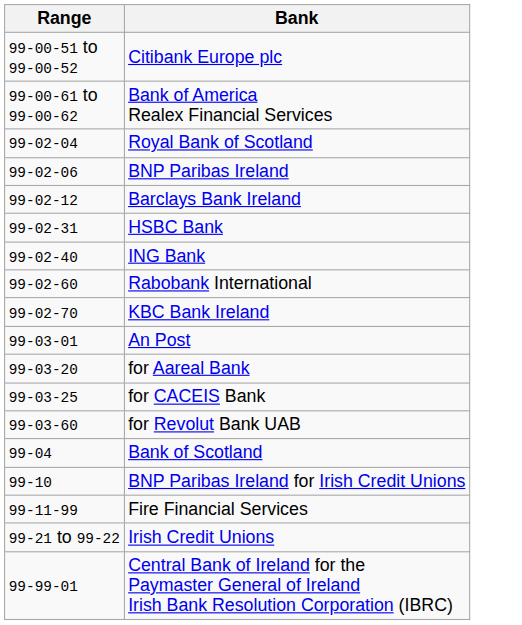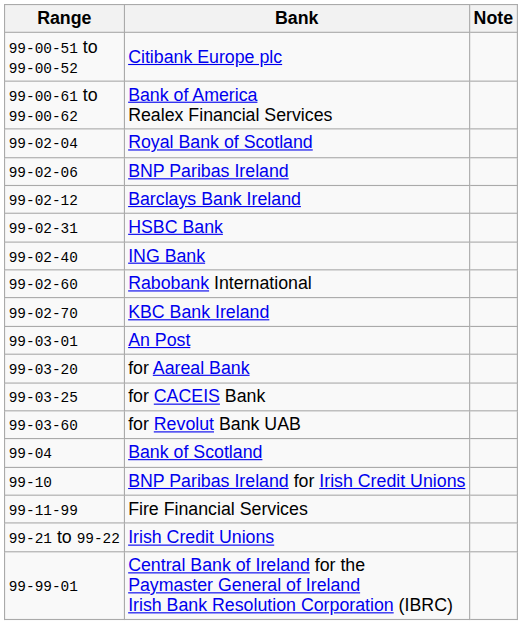+ column: (493, 18)
